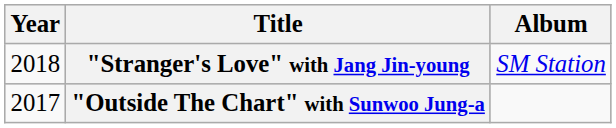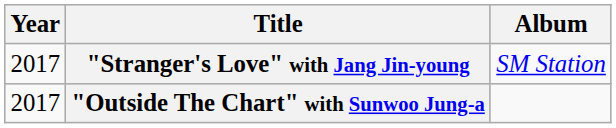(35, 63) 2018 -> (35, 63) 2017
